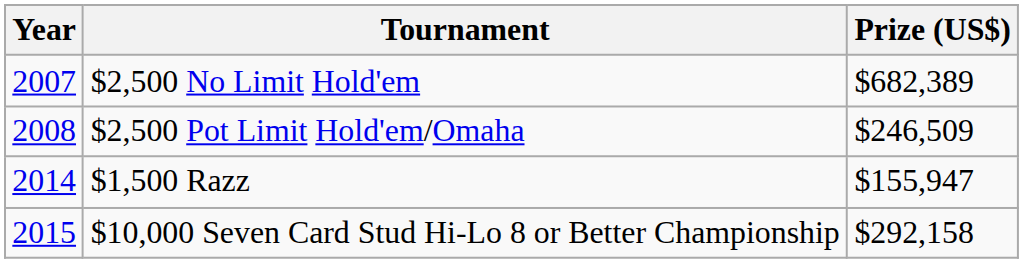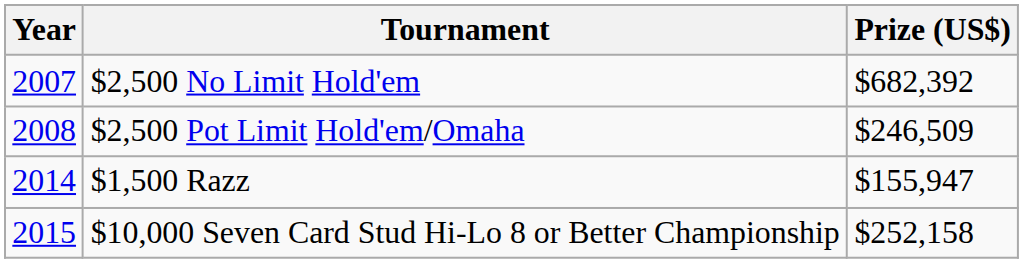(914, 80) $682,389 -> (914, 80) $682,392
(914, 231) $292,158 -> (914, 231) $252,158
